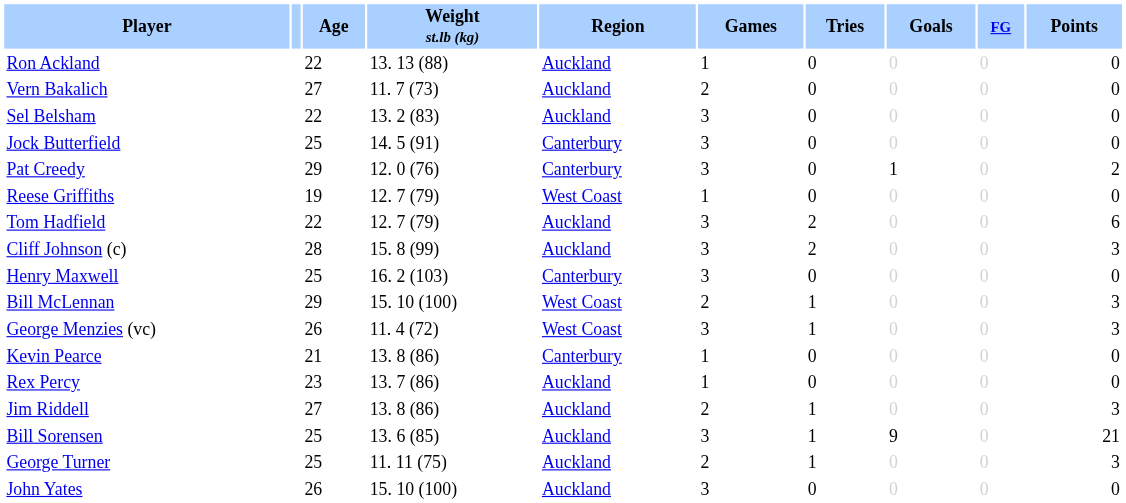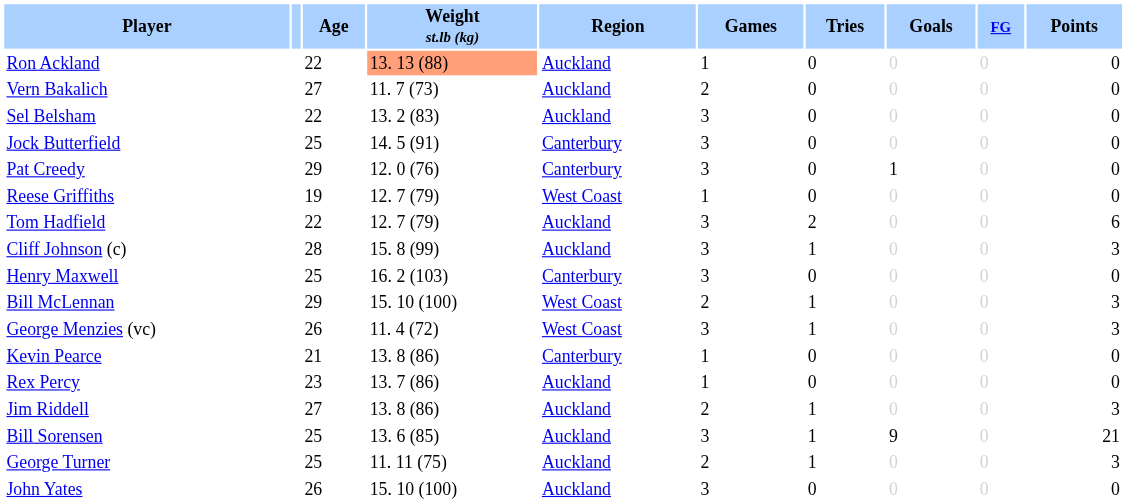(409, 62) no background -> (409, 62) lightsalmon background
(1116, 169) 2 -> (1116, 169) 0
(812, 249) 2 -> (812, 249) 1
